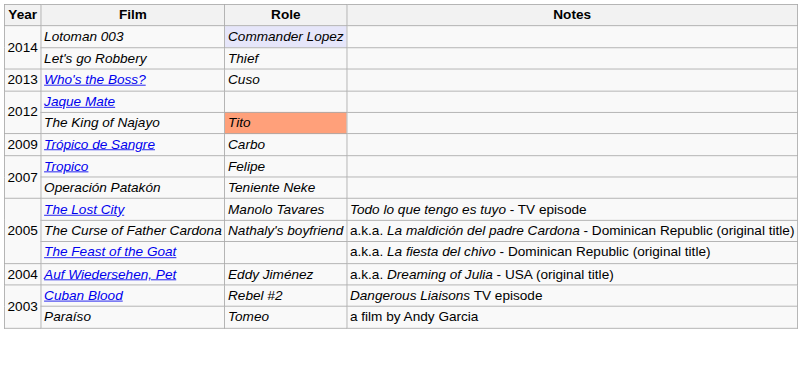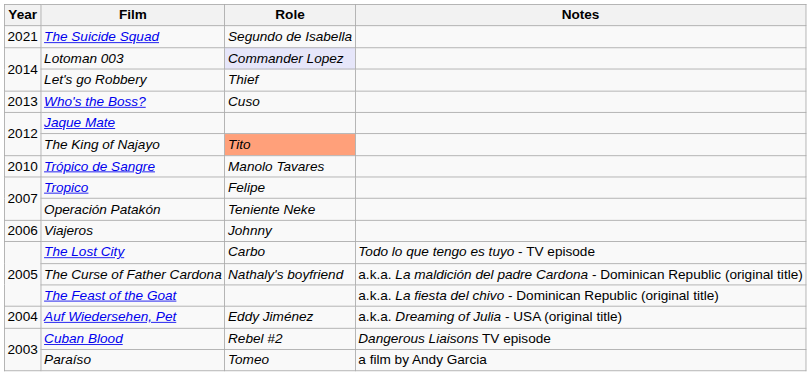+ row: (102, 36)
(23, 144) 2009 -> (23, 166) 2010
(247, 144) Carbo -> (276, 166) Manolo Tavares
+ row: (69, 230)
(276, 209) Manolo Tavares -> (247, 252) Carbo
